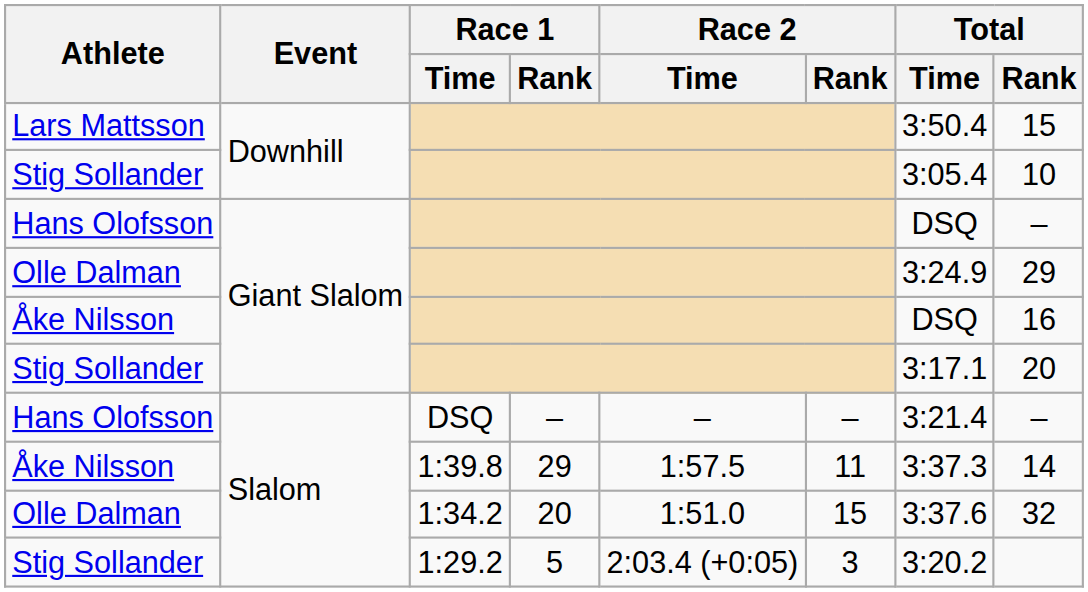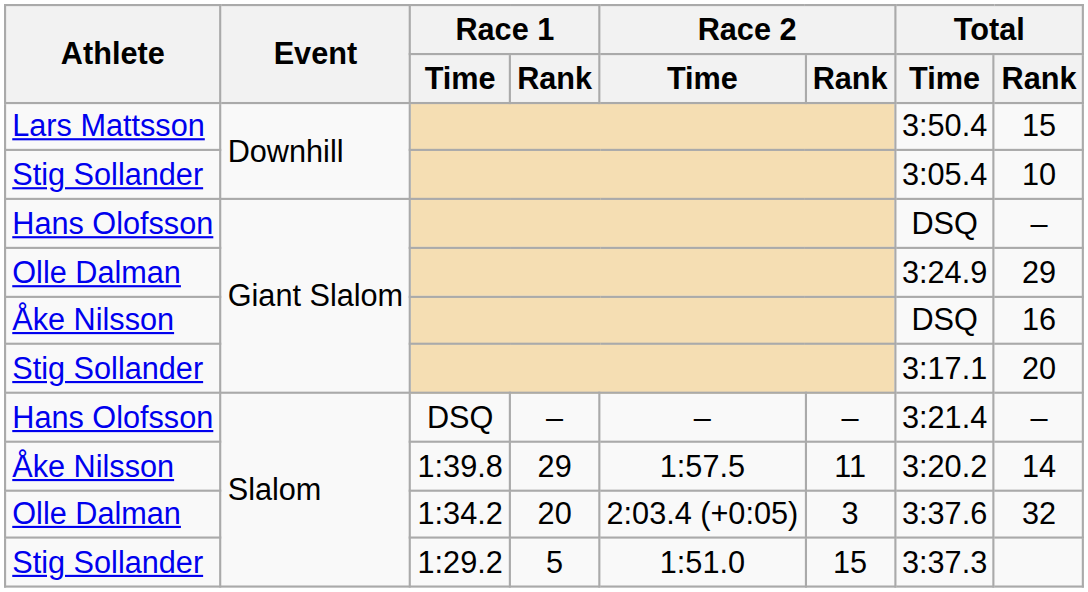(945, 466) 3:37.3 -> (945, 466) 3:20.2
(702, 514) 1:51.0 -> (702, 514) 2:03.4 (+0:05)
(850, 514) 15 -> (850, 514) 3
(702, 563) 2:03.4 (+0:05) -> (702, 563) 1:51.0
(850, 563) 3 -> (850, 563) 15
(945, 563) 3:20.2 -> (945, 563) 3:37.3
